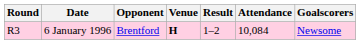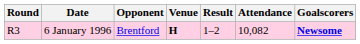(253, 30) 10,084 -> (253, 30) 10,082
(319, 30) normal -> (319, 30) bold
